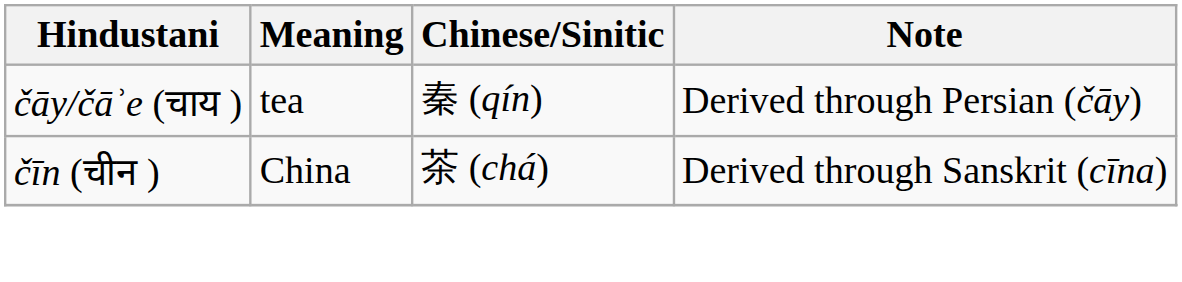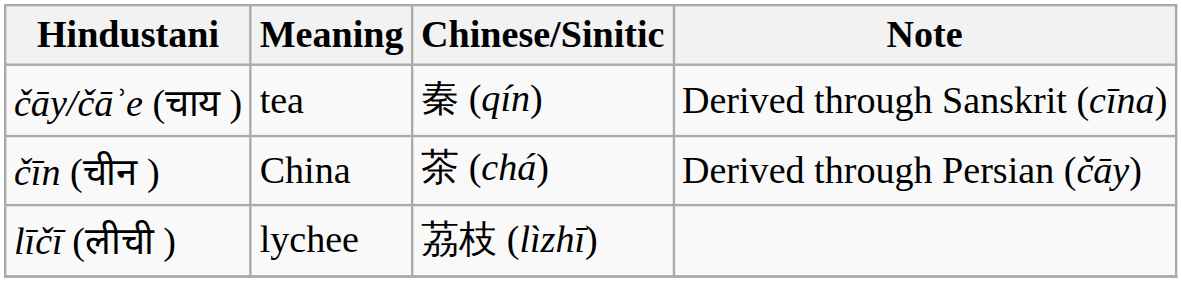(912, 99) Derived through Persian (čāy) -> (925, 99) Derived through Sanskrit (cīna)
(925, 169) Derived through Sanskrit (cīna) -> (912, 169) Derived through Persian (čāy)
+ row: (95, 242)
